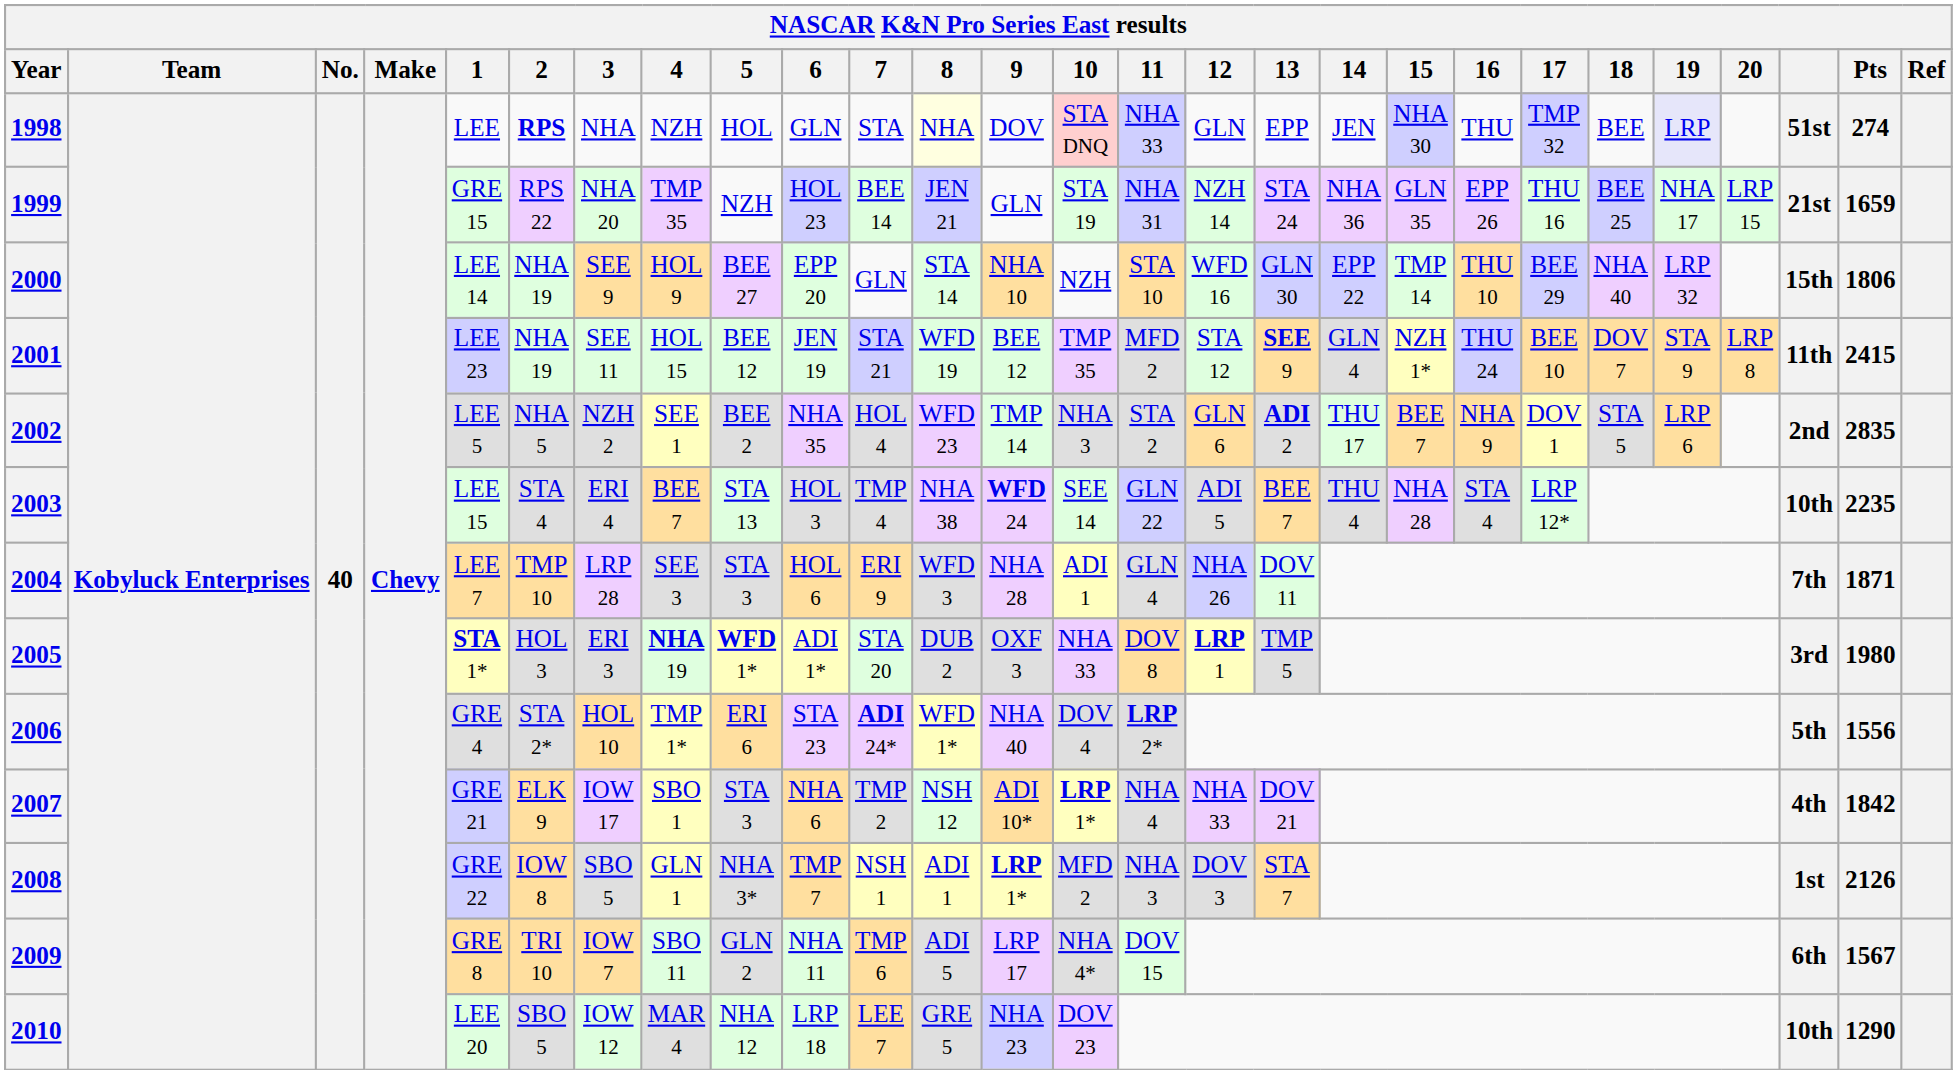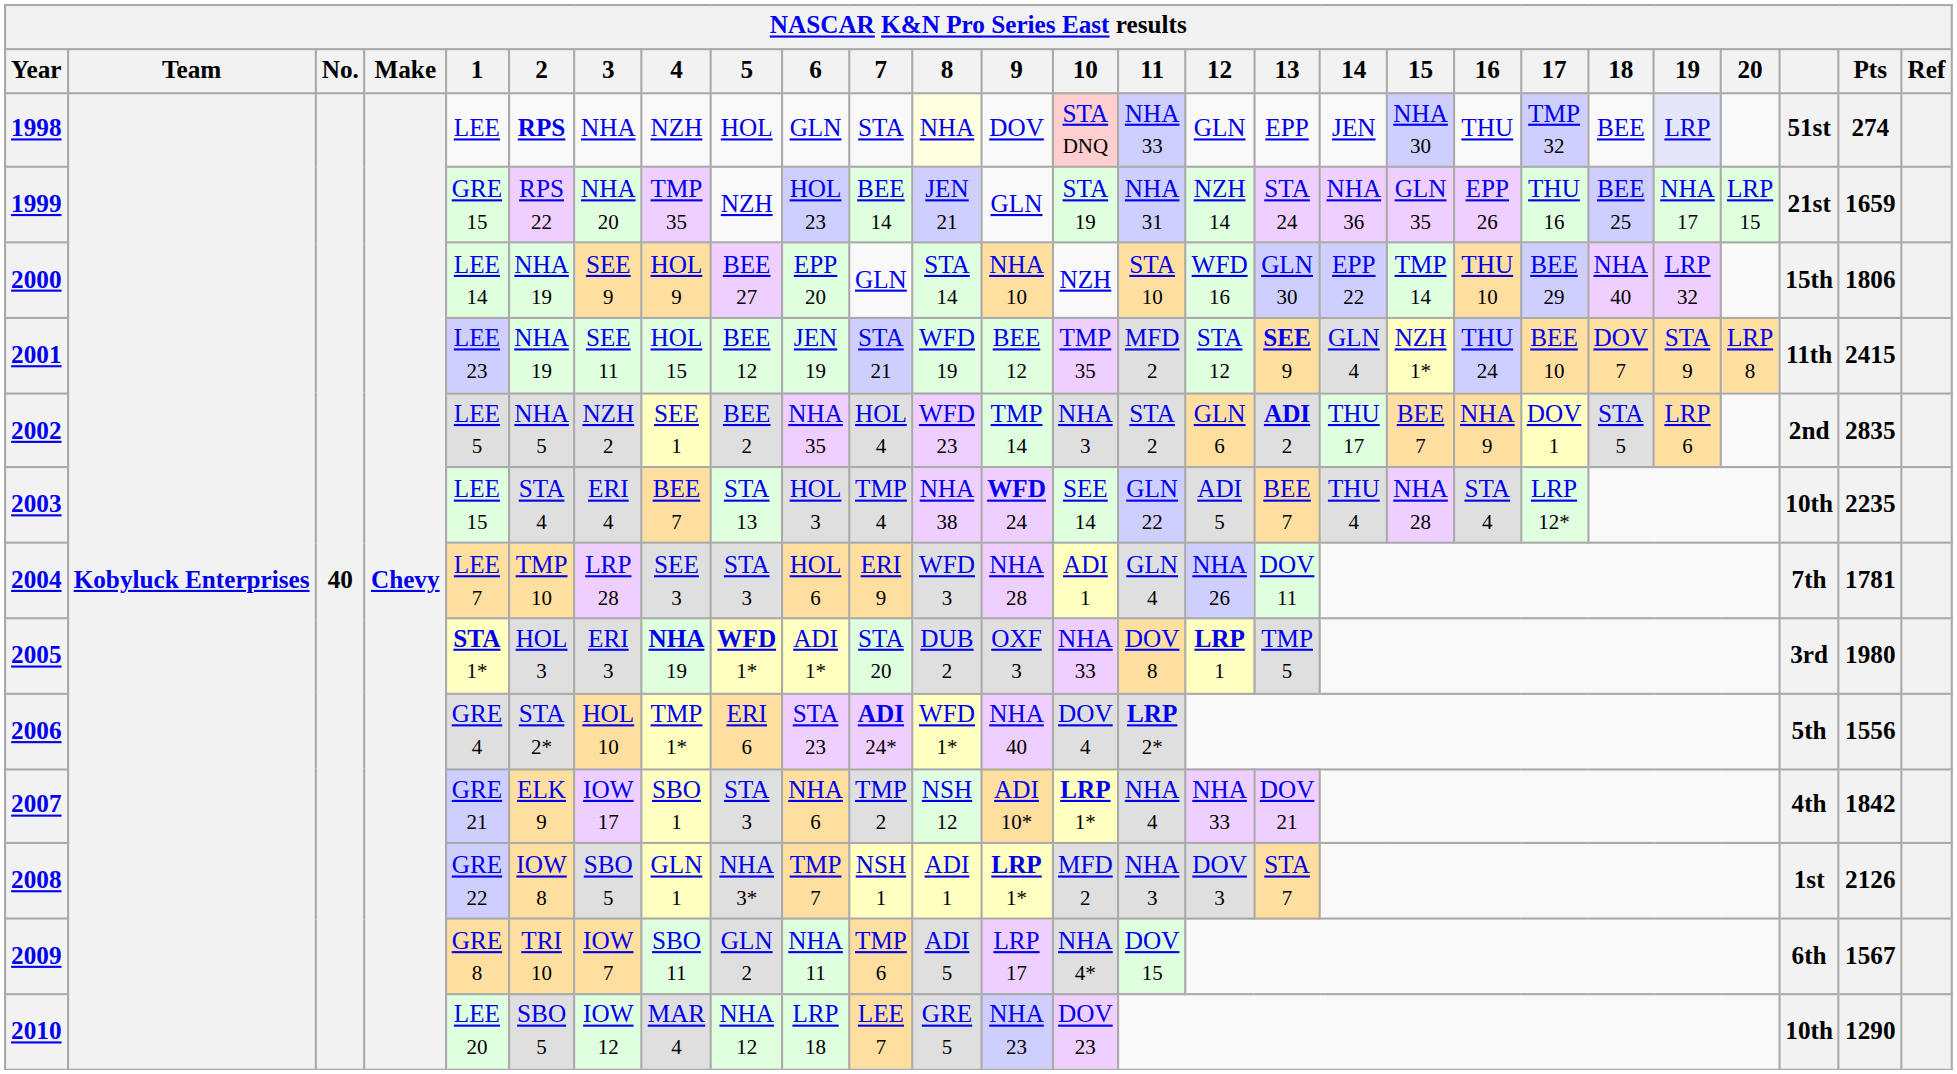(1870, 580) 1871 -> (1870, 580) 1781
